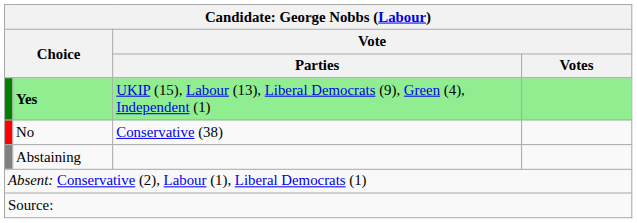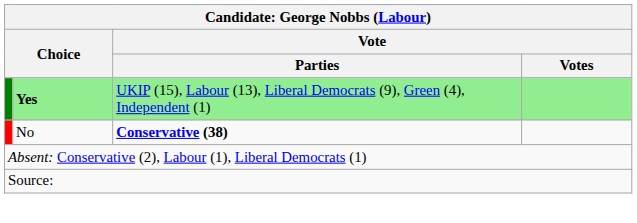(170, 132) normal -> (172, 132) bold
- row: (48, 156)
